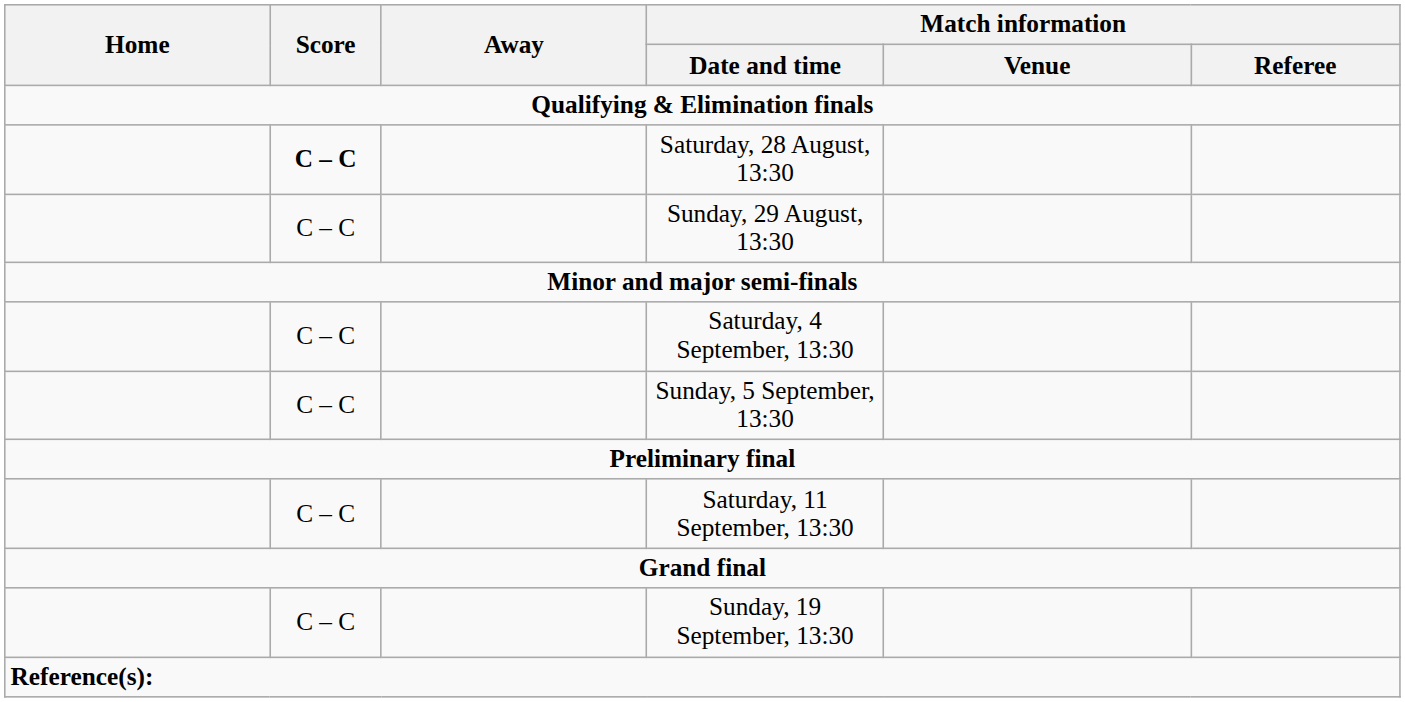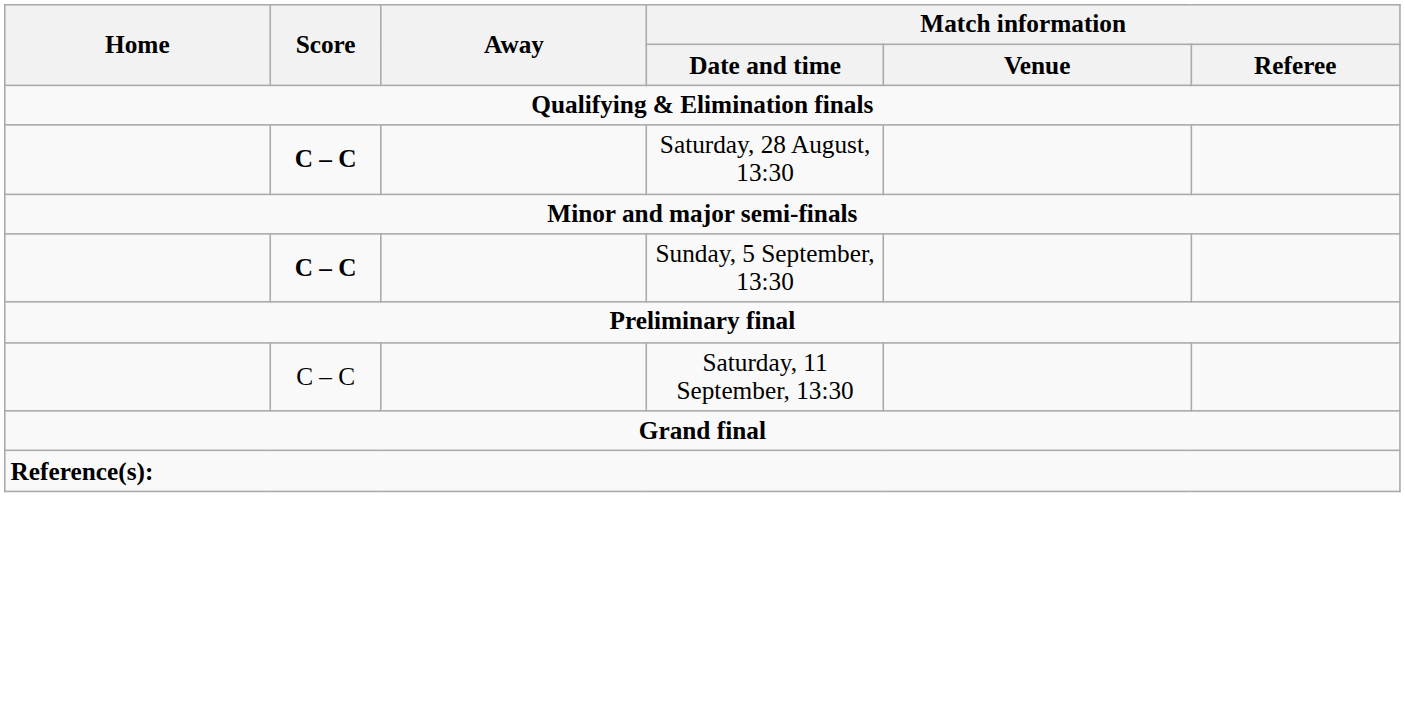- row: (765, 227)
- row: (765, 336)
(326, 404) normal -> (326, 267) bold
- row: (765, 621)
